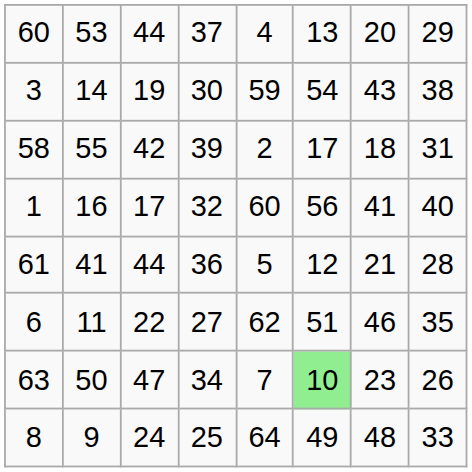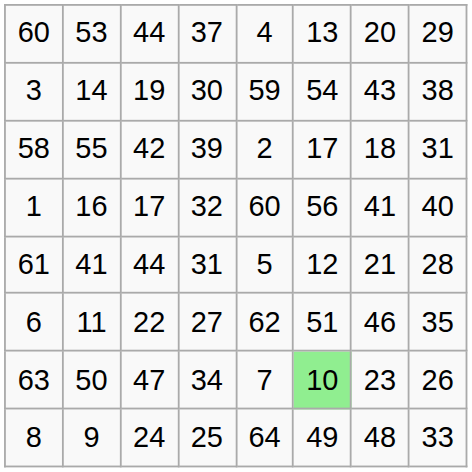(207, 264) 36 -> (207, 264) 31
